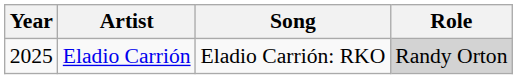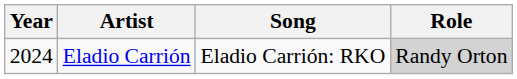(31, 55) 2025 -> (31, 55) 2024
